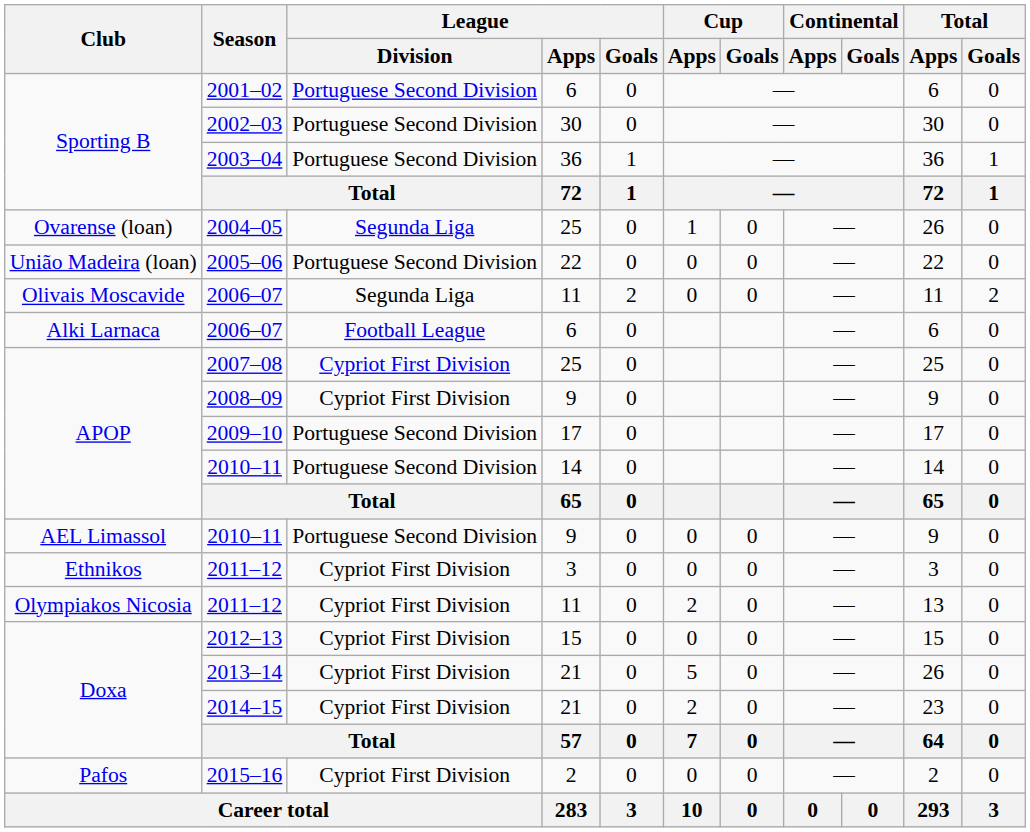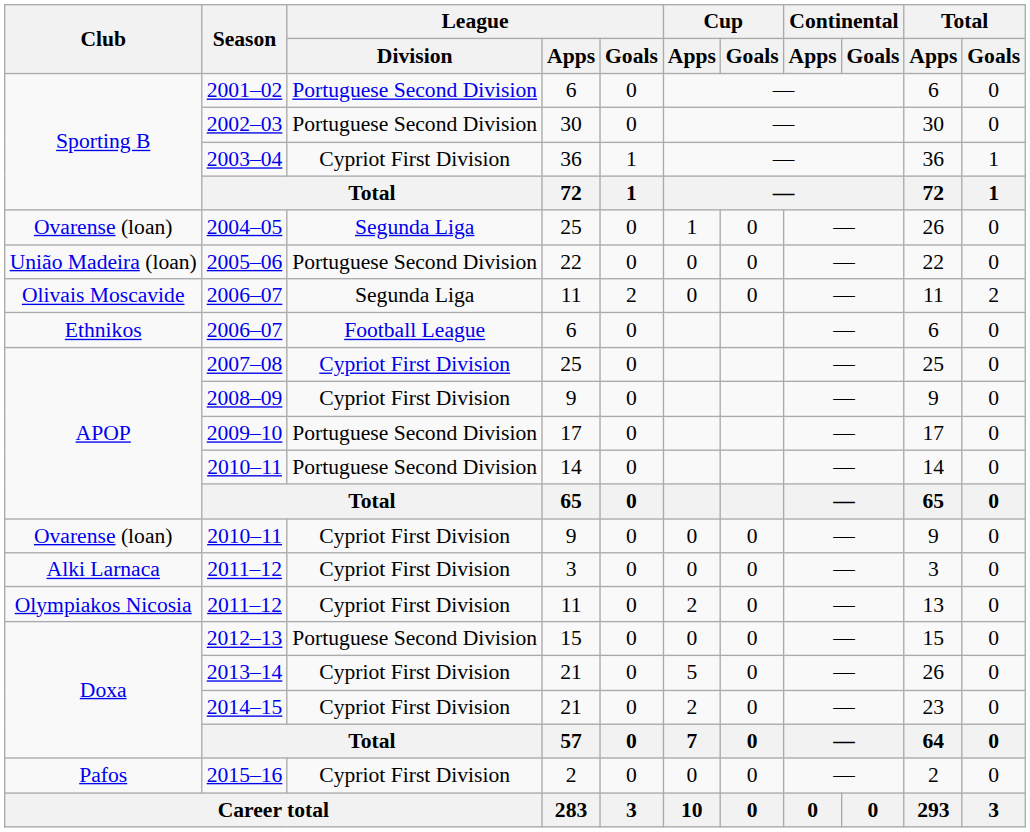(415, 158) Portuguese Second Division -> (415, 158) Cypriot First Division
(103, 329) Alki Larnaca -> (103, 329) Ethnikos
(103, 535) AEL Limassol -> (103, 535) Ovarense (loan)
(415, 535) Portuguese Second Division -> (415, 535) Cypriot First Division
(103, 569) Ethnikos -> (103, 569) Alki Larnaca
(415, 638) Cypriot First Division -> (415, 638) Portuguese Second Division
